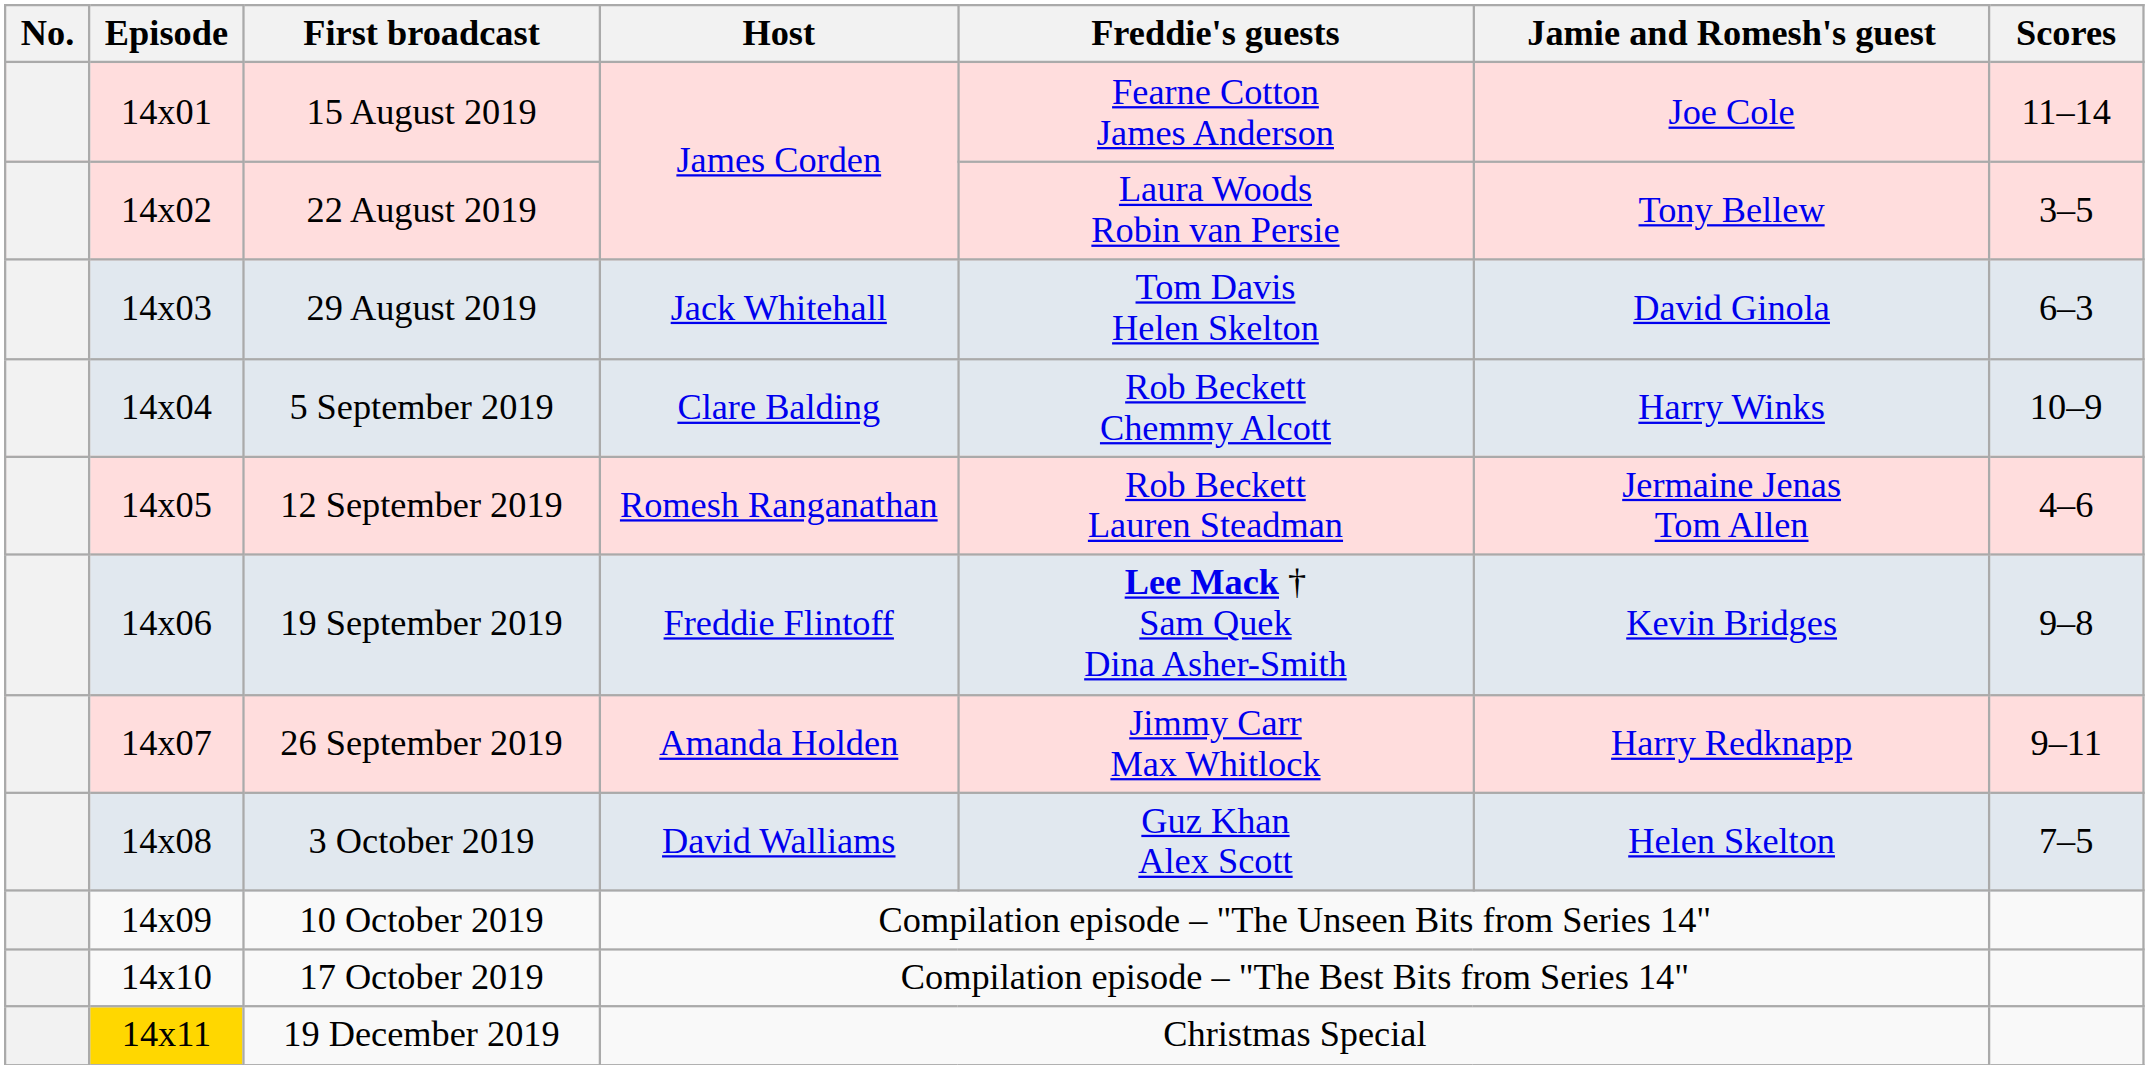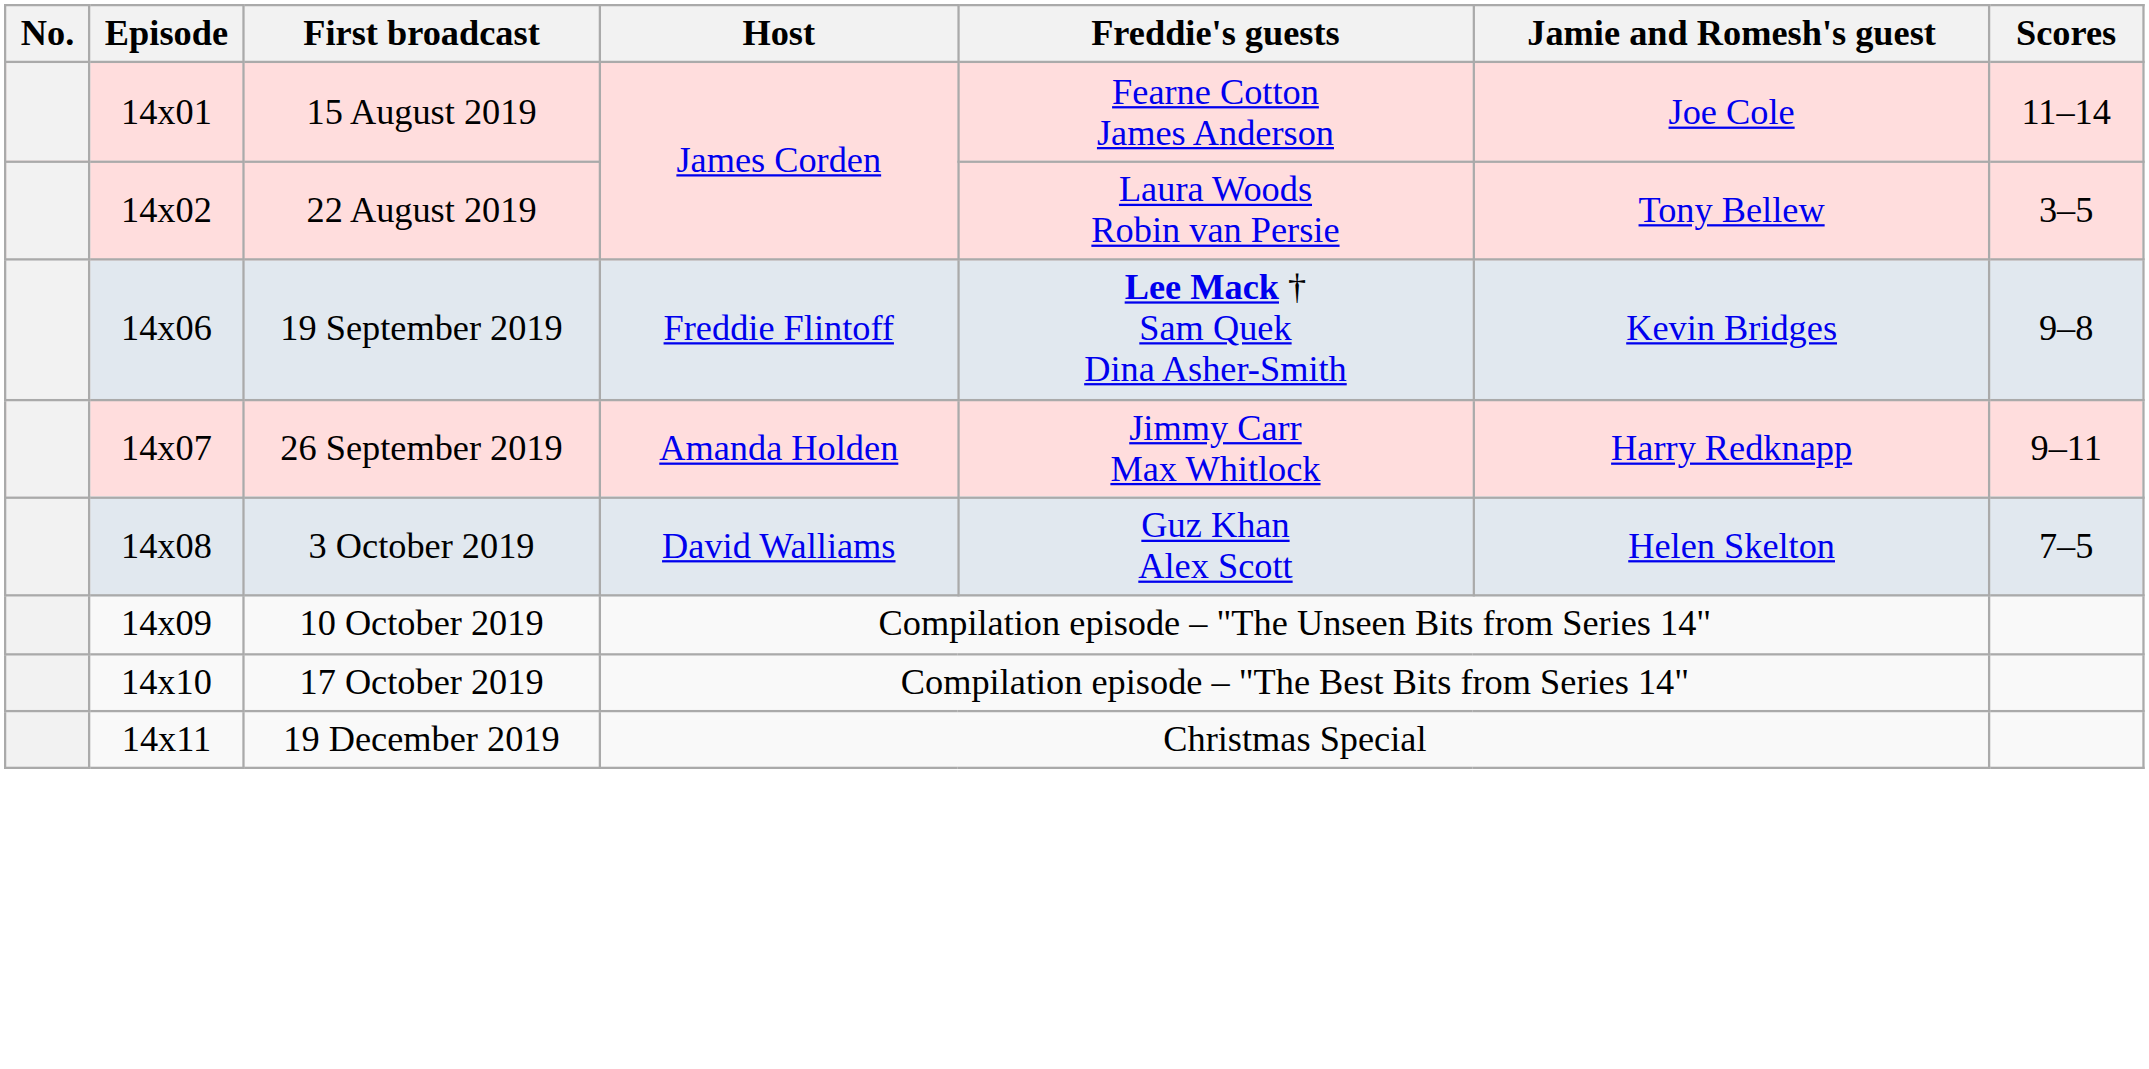- row: (422, 308)
- row: (422, 406)
- row: (422, 505)
(166, 1034) gold background -> (166, 739) no background
